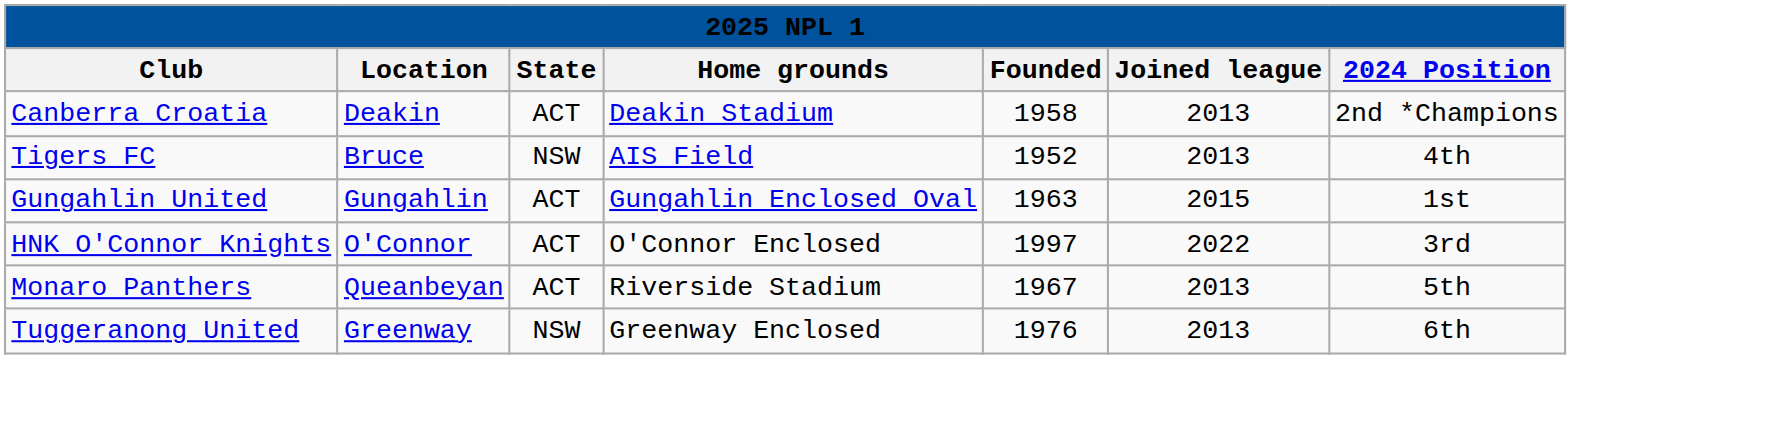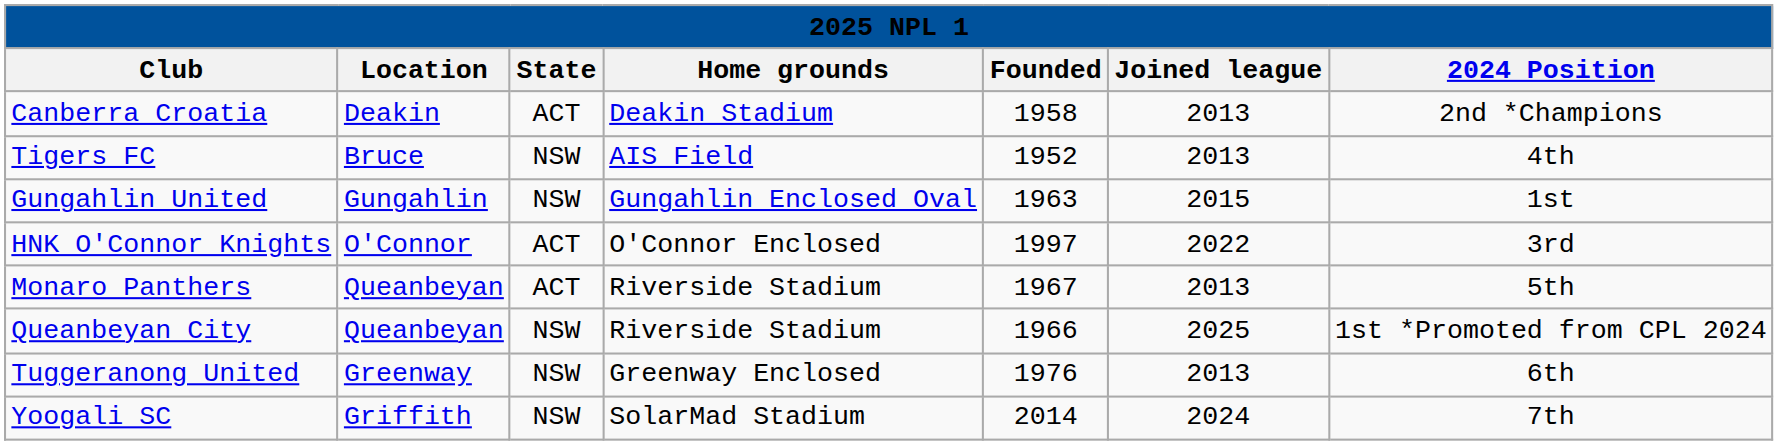(557, 200) ACT -> (557, 200) NSW
+ row: (131, 331)
+ row: (91, 418)
